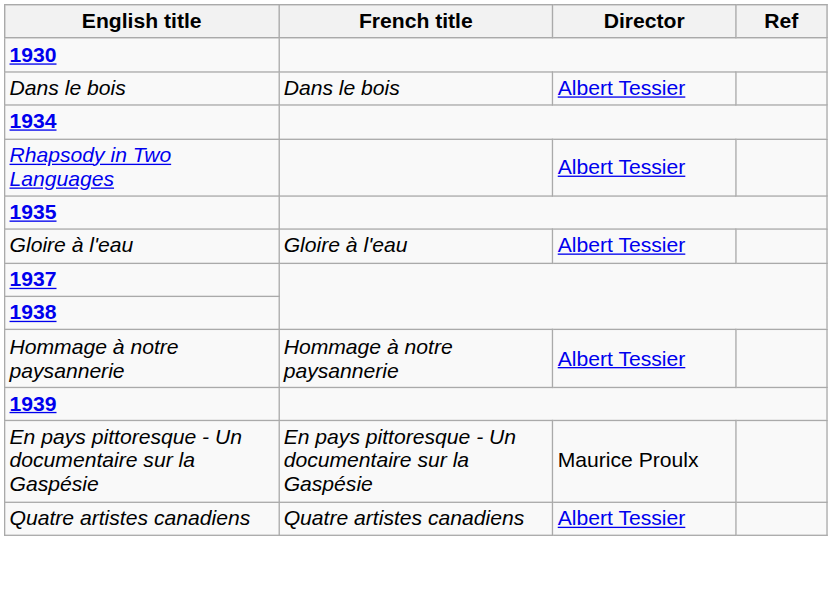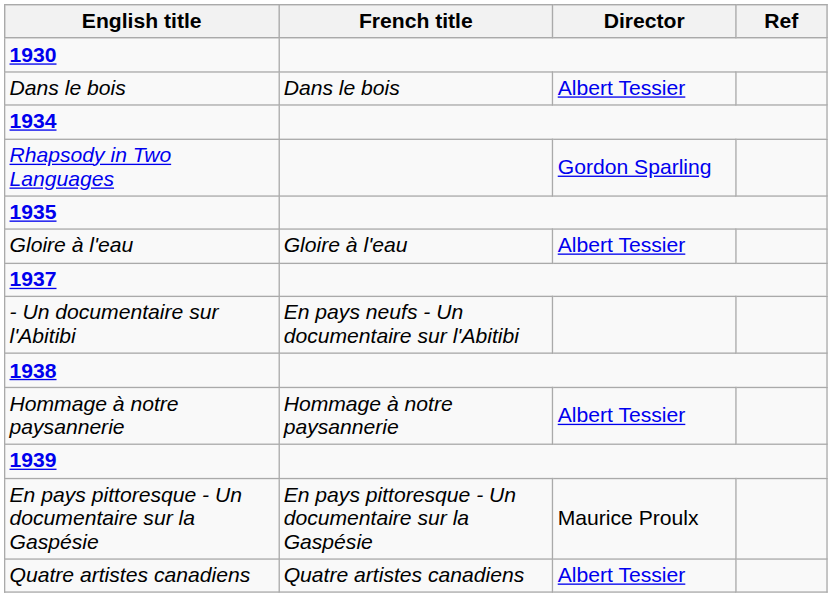(622, 167) Albert Tessier -> (635, 167) Gordon Sparling
+ row: (114, 324)
